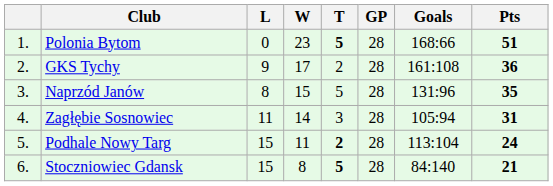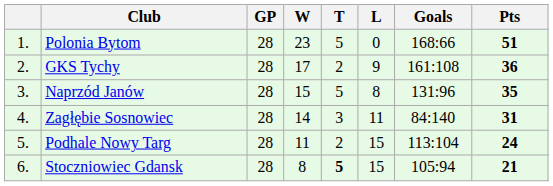columns swapped: (376, 17) <-> (265, 17)
(339, 42) bold -> (339, 42) normal
(433, 117) 105:94 -> (433, 117) 84:140
(339, 142) bold -> (339, 142) normal
(433, 167) 84:140 -> (433, 167) 105:94
